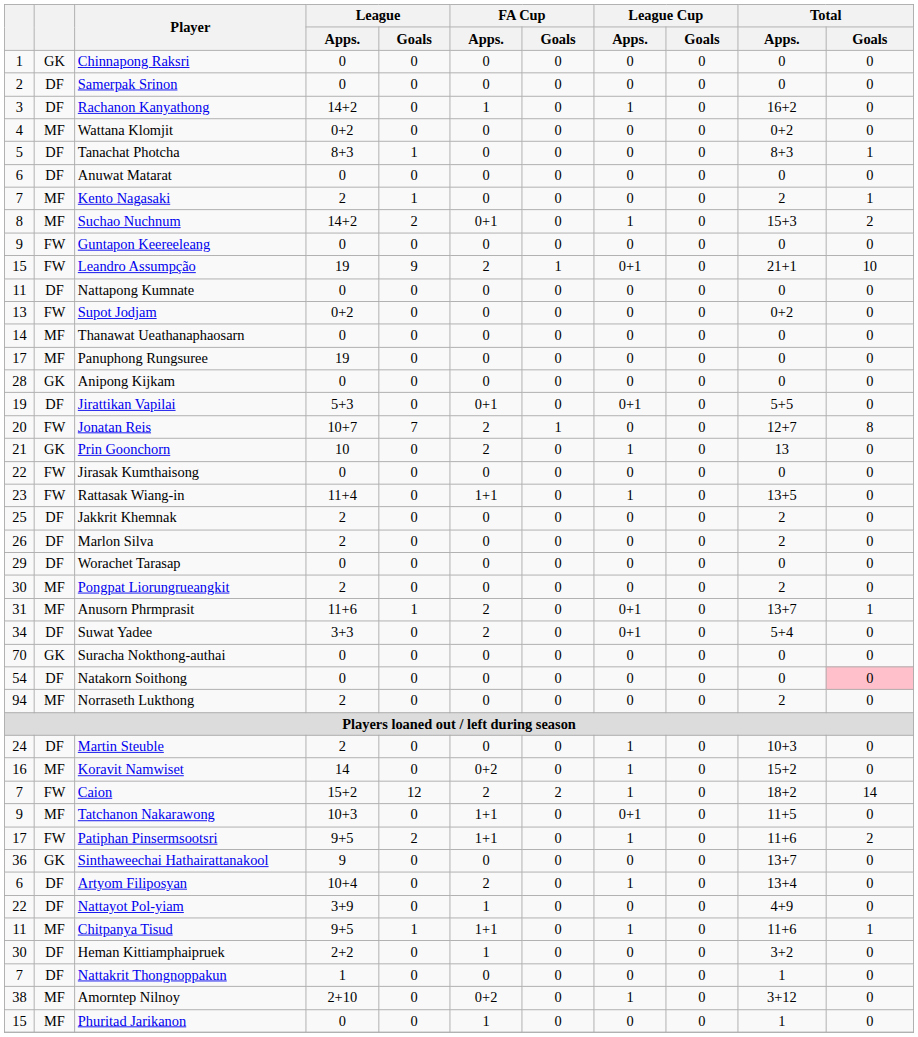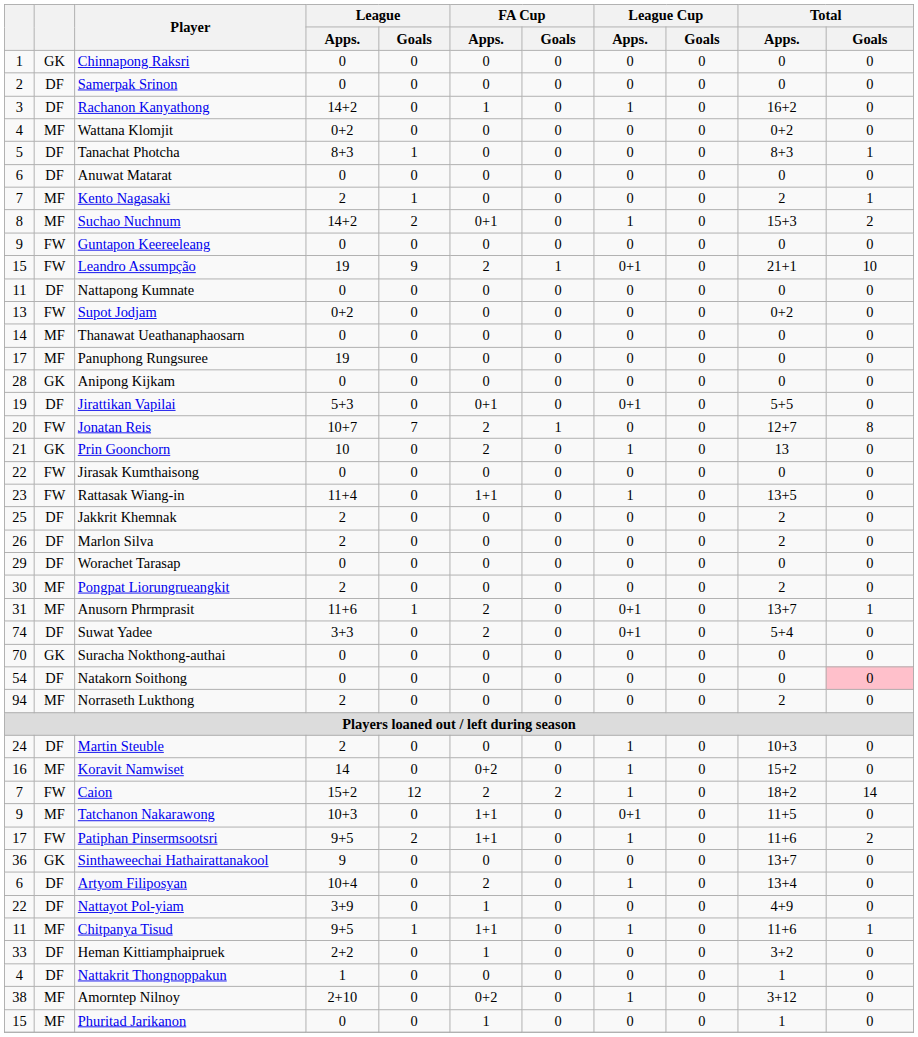(19, 632) 34 -> (19, 632) 74
(19, 952) 30 -> (19, 952) 33
(19, 975) 7 -> (19, 975) 4
